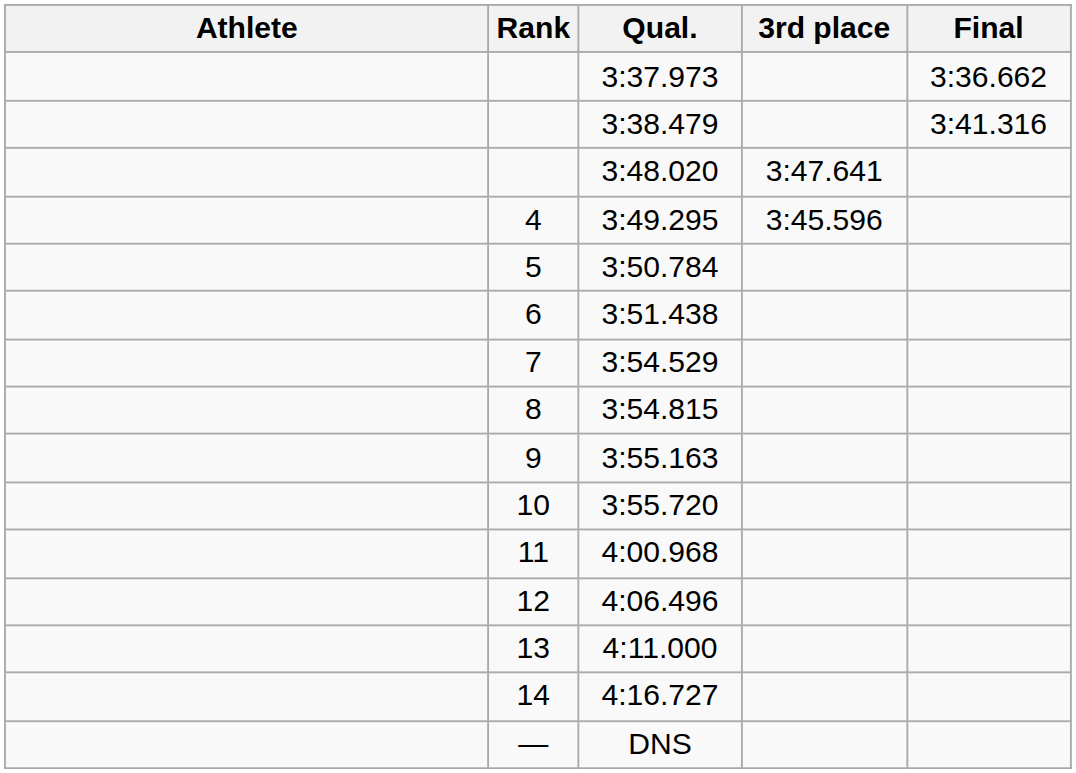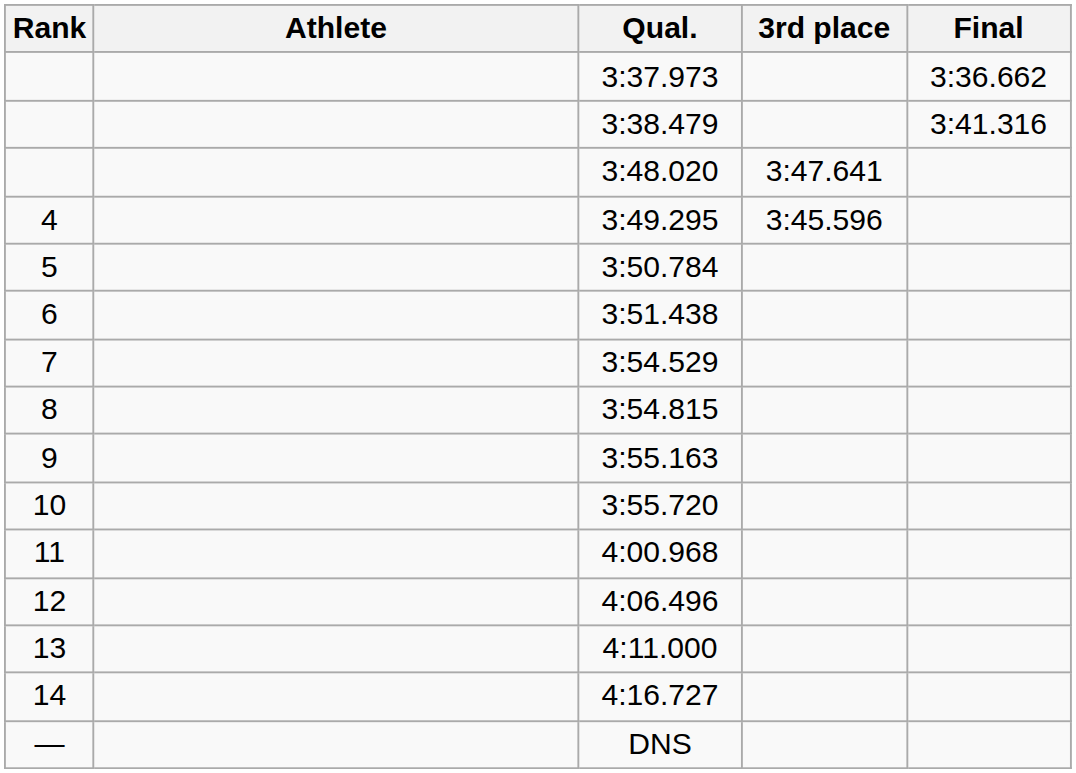columns swapped: (533, 28) <-> (247, 28)
